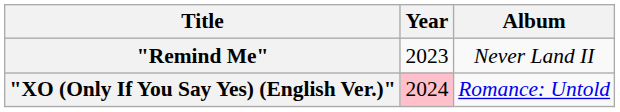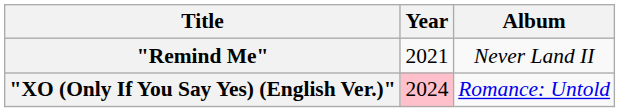(427, 55) 2023 -> (427, 55) 2021
